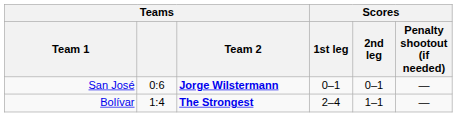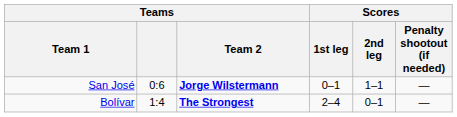(374, 85) 0–1 -> (374, 85) 1–1
(374, 103) 1–1 -> (374, 103) 0–1
